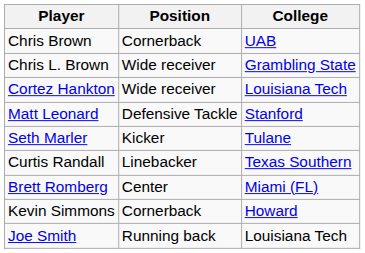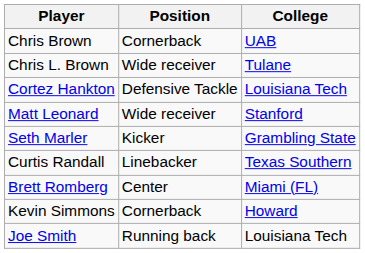(300, 65) Grambling State -> (268, 65) Tulane
(169, 89) Wide receiver -> (180, 89) Defensive Tackle
(180, 114) Defensive Tackle -> (169, 114) Wide receiver
(268, 138) Tulane -> (300, 138) Grambling State
